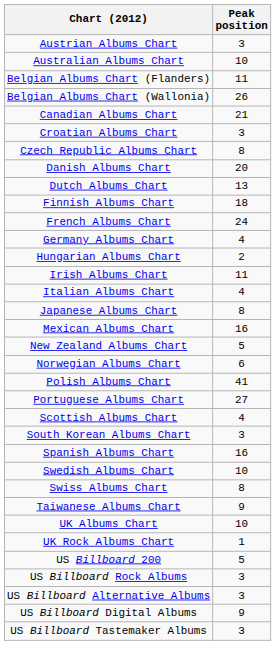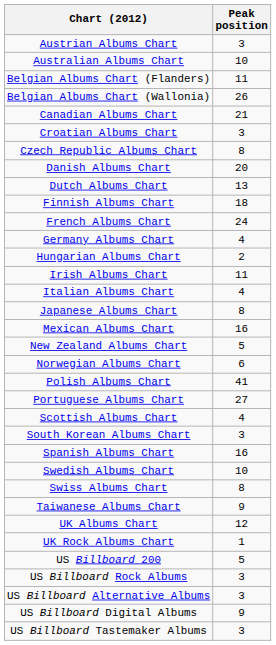(242, 524) 10 -> (242, 524) 12
